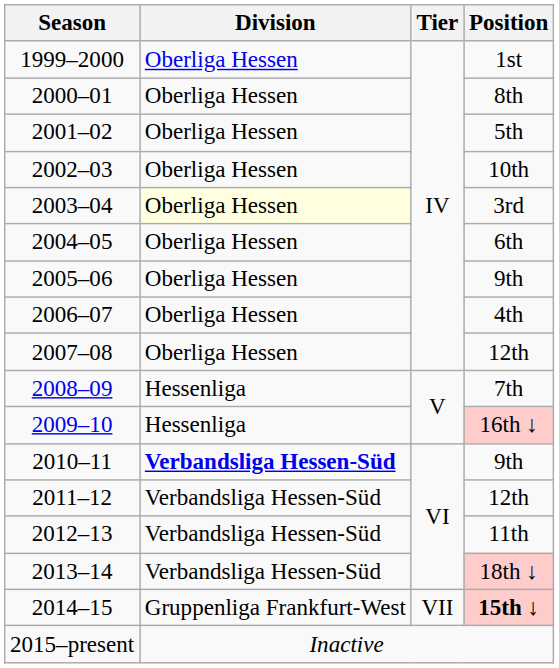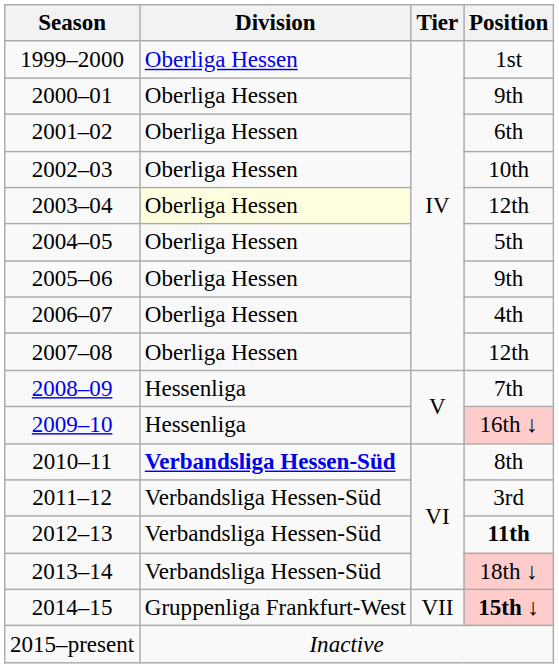(509, 95) 8th -> (509, 95) 9th
(509, 132) 5th -> (509, 132) 6th
(509, 205) 3rd -> (509, 205) 12th
(509, 242) 6th -> (509, 242) 5th
(509, 461) 9th -> (509, 461) 8th
(509, 497) 12th -> (509, 497) 3rd
(509, 534) normal -> (509, 534) bold
